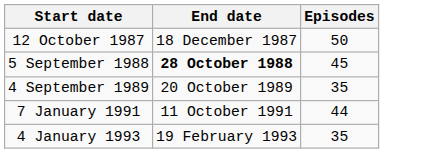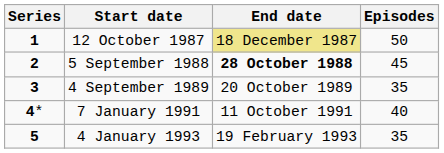+ column: (35, 17)
(227, 40) no background -> (287, 40) khaki background
(339, 112) 44 -> (399, 112) 40
